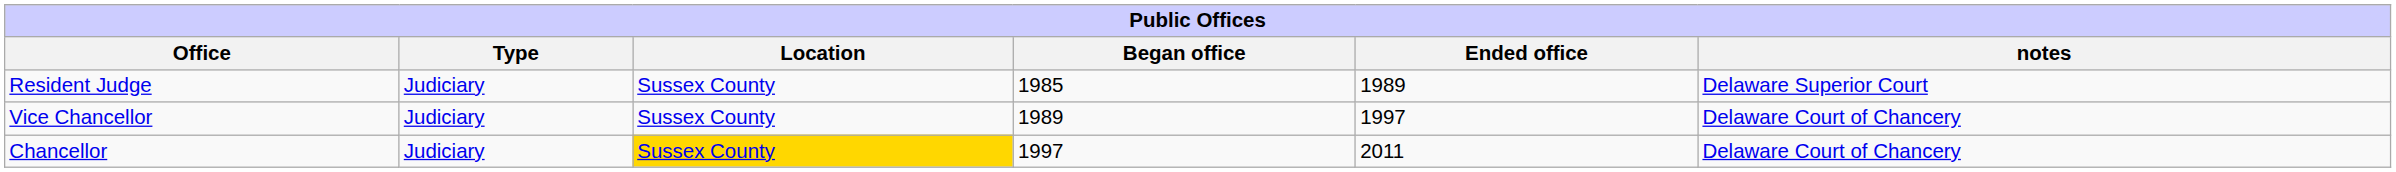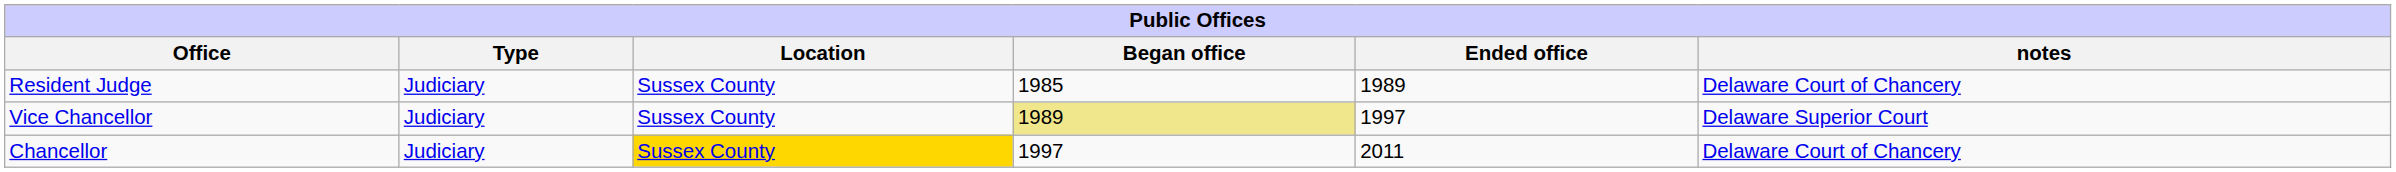(1815, 85) Delaware Superior Court -> (1832, 85) Delaware Court of Chancery
(1041, 118) no background -> (1041, 118) khaki background
(1832, 118) Delaware Court of Chancery -> (1815, 118) Delaware Superior Court
